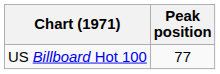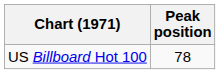(183, 56) 77 -> (183, 56) 78
